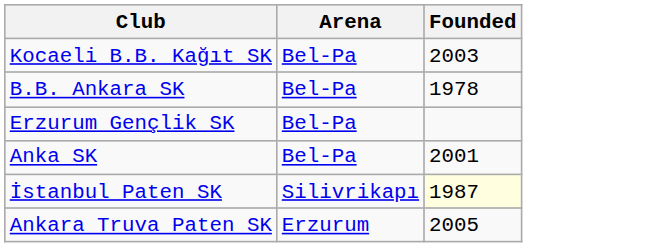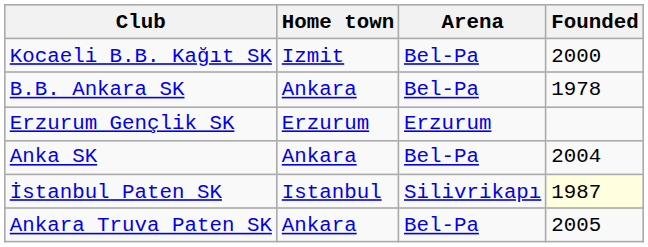+ column: (338, 22)
(454, 56) 2003 -> (576, 56) 2000
(319, 123) Bel-Pa -> (448, 123) Erzurum
(454, 157) 2001 -> (576, 157) 2004
(325, 225) Erzurum -> (441, 225) Bel-Pa
